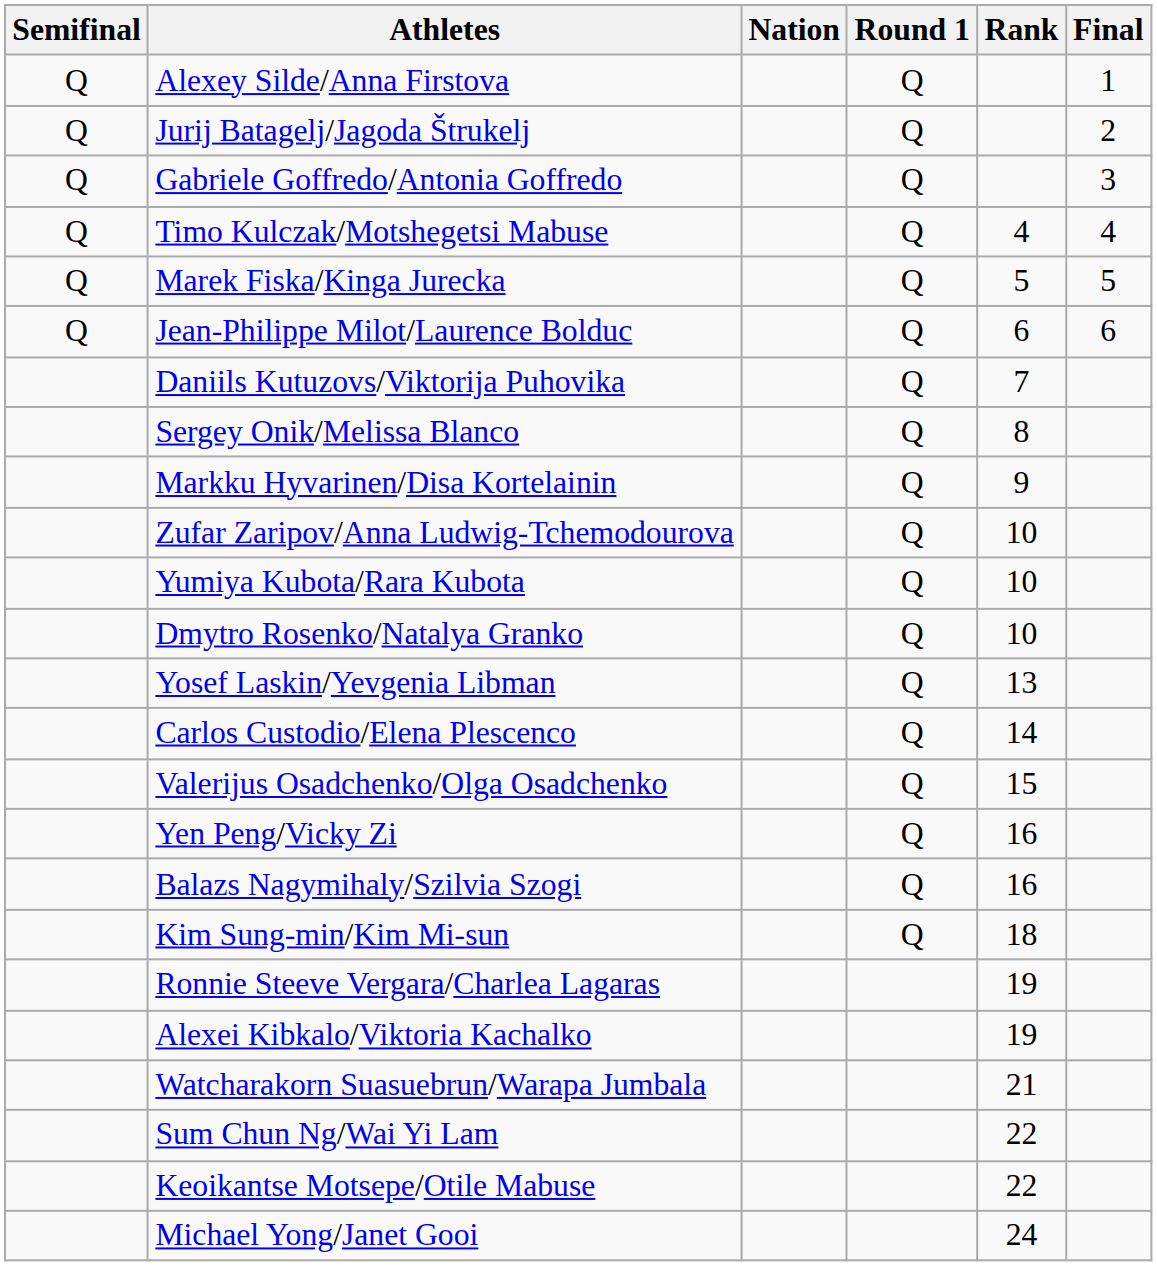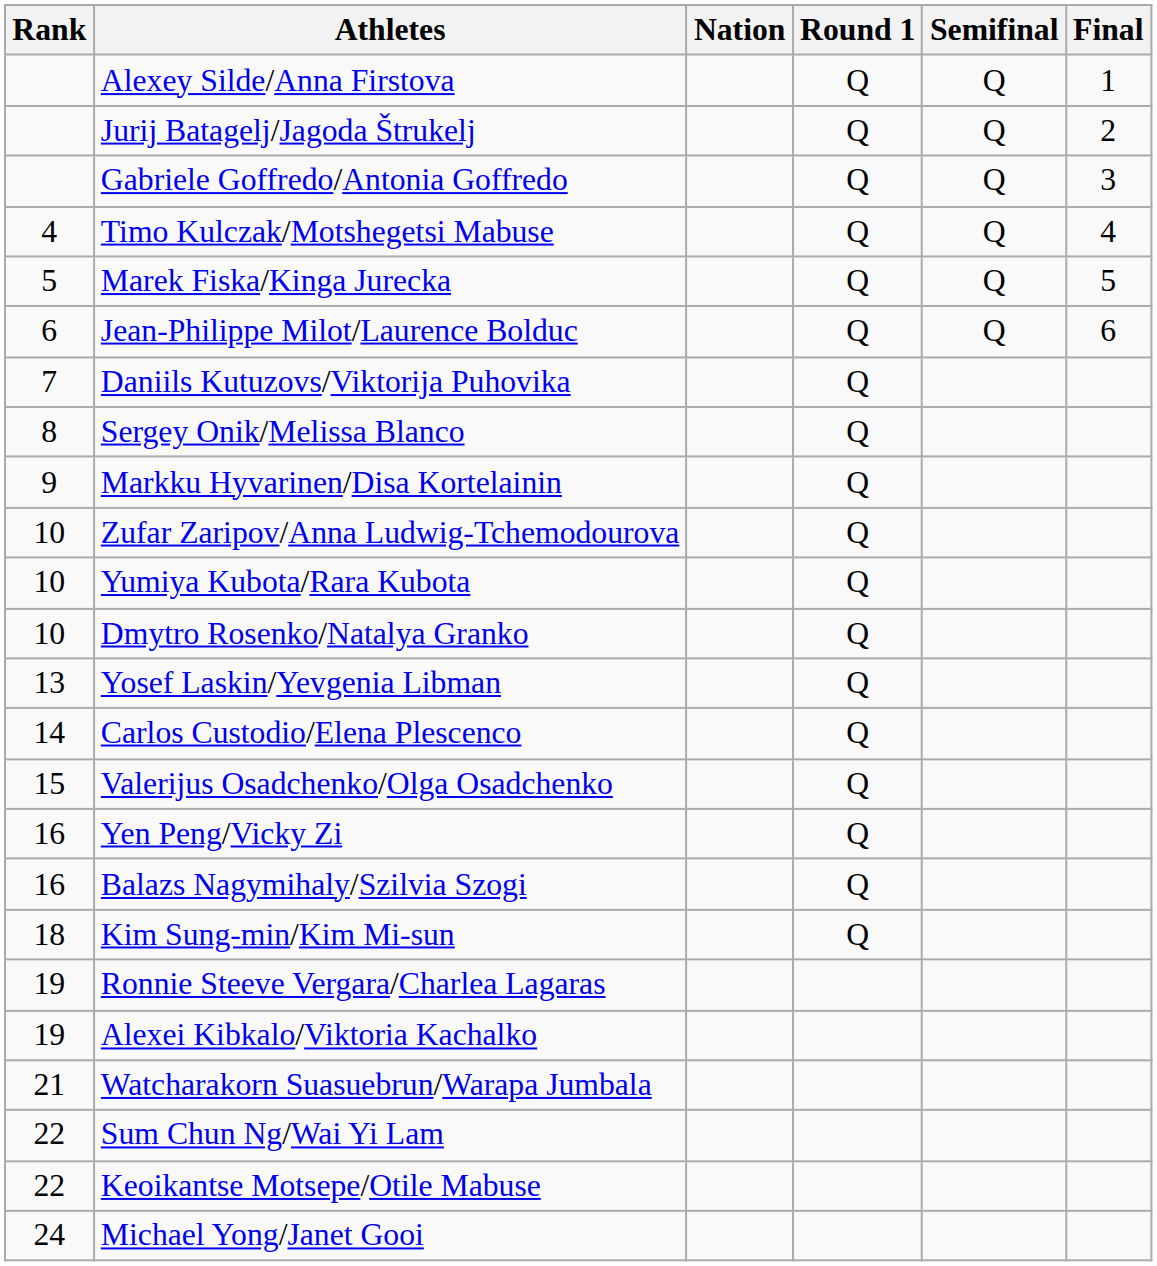columns swapped: (1021, 29) <-> (77, 29)
